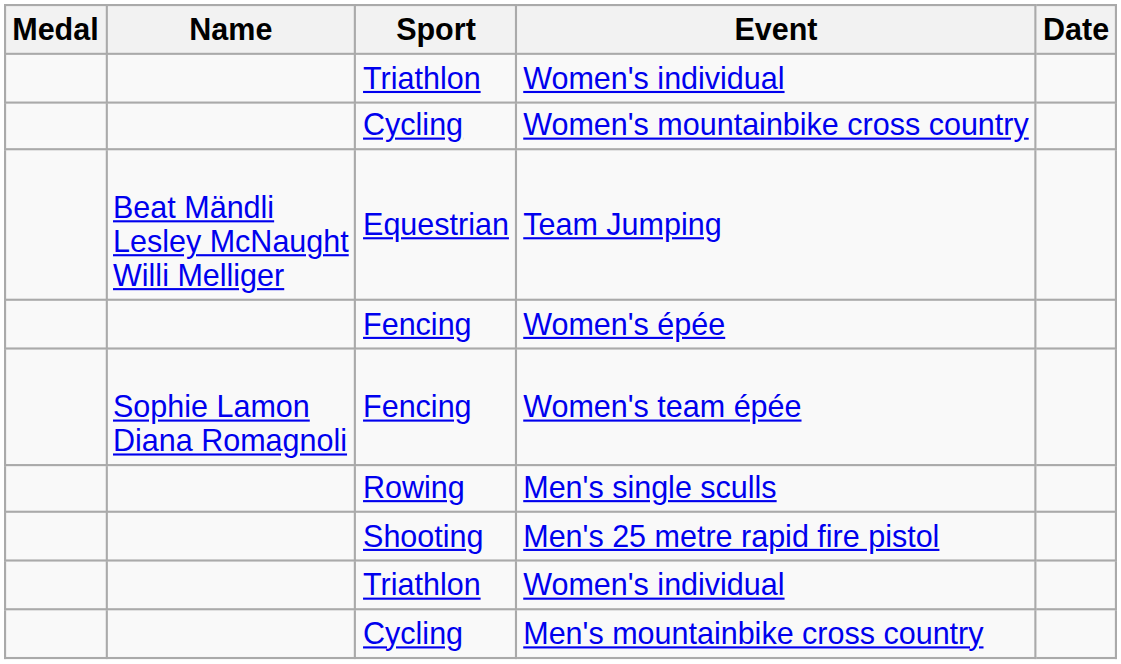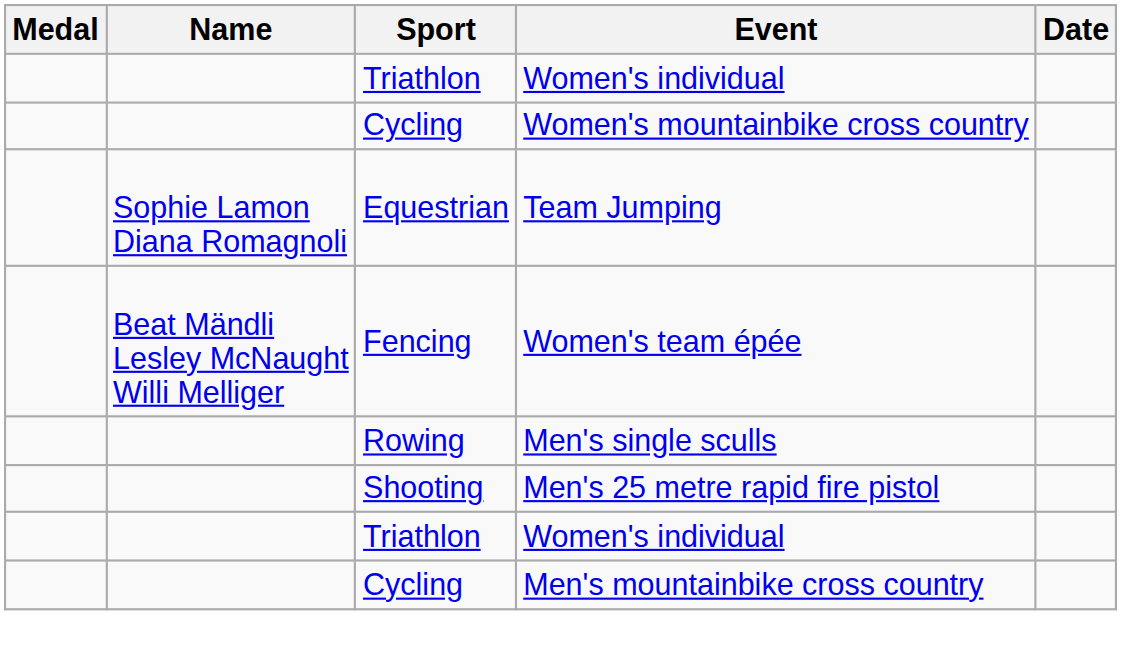(231, 242) Beat Mändli Lesley McNaught Willi Melliger -> (230, 225) Sophie Lamon Diana Romagnoli
- row: (417, 324)
(230, 423) Sophie Lamon Diana Romagnoli -> (231, 358) Beat Mändli Lesley McNaught Willi Melliger
